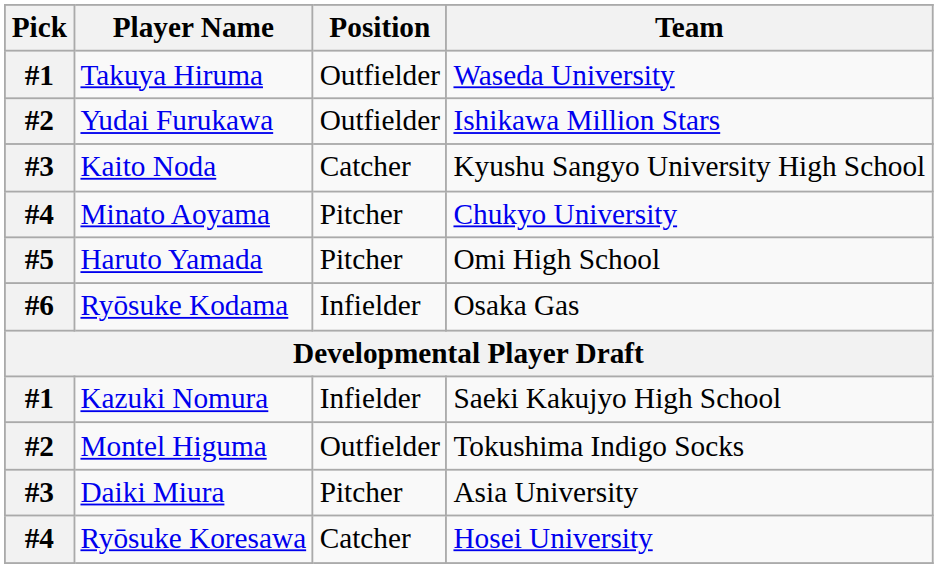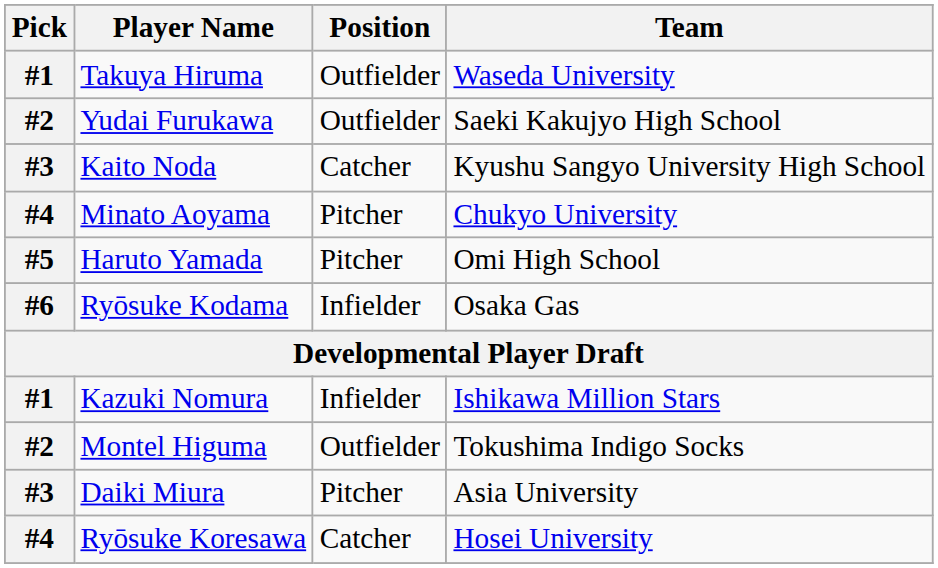(587, 120) Ishikawa Million Stars -> (617, 120) Saeki Kakujyo High School
(617, 399) Saeki Kakujyo High School -> (587, 399) Ishikawa Million Stars
